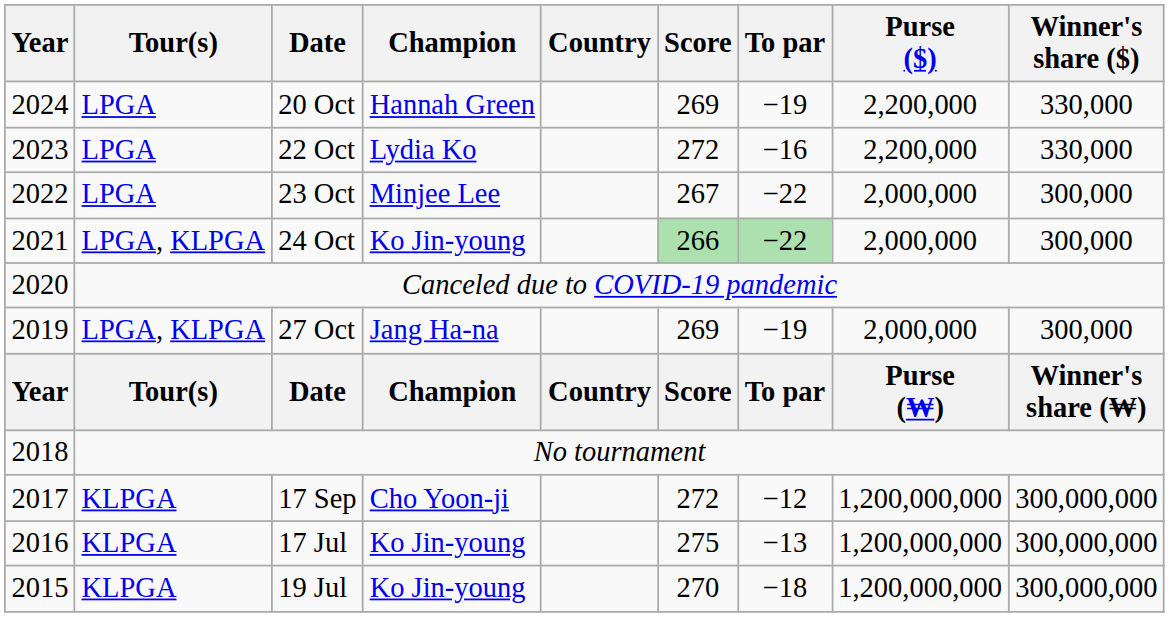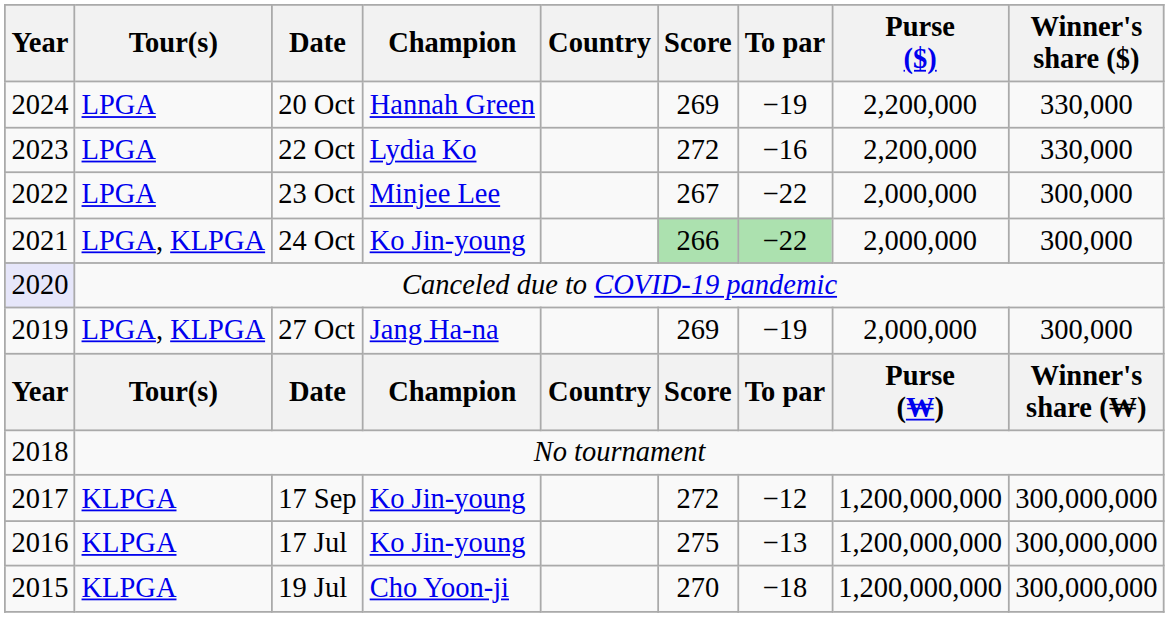(40, 284) no background -> (40, 284) lavender background
(439, 497) Cho Yoon-ji -> (448, 497) Ko Jin-young
(448, 588) Ko Jin-young -> (439, 588) Cho Yoon-ji
